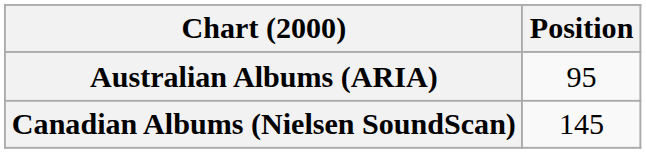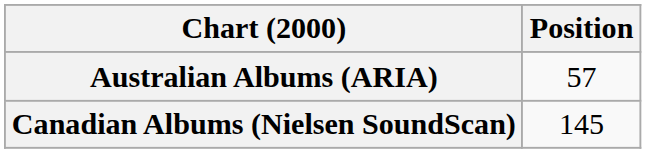(582, 76) 95 -> (582, 76) 57
